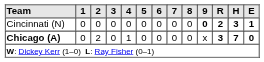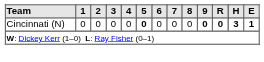(144, 24) normal -> (144, 24) bold
(220, 24) 2 -> (220, 24) 0
- row: (34, 37)
